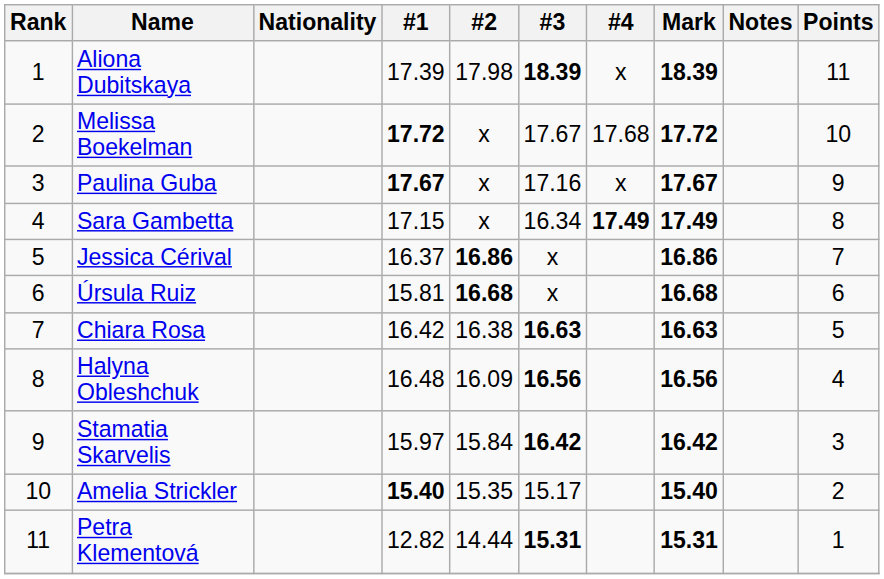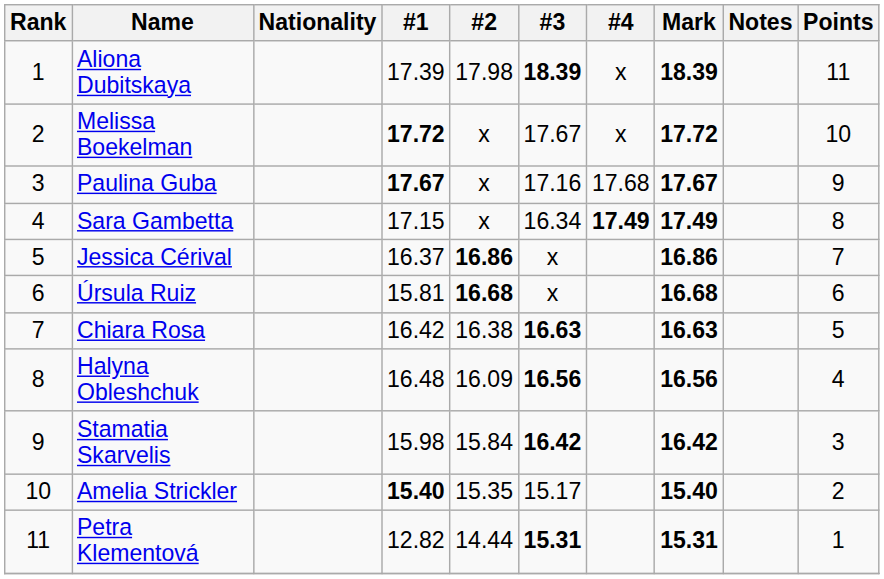(621, 134) 17.68 -> (621, 134) x
(621, 184) x -> (621, 184) 17.68
(416, 442) 15.97 -> (416, 442) 15.98
